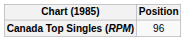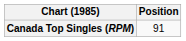(159, 28) 96 -> (159, 28) 91
